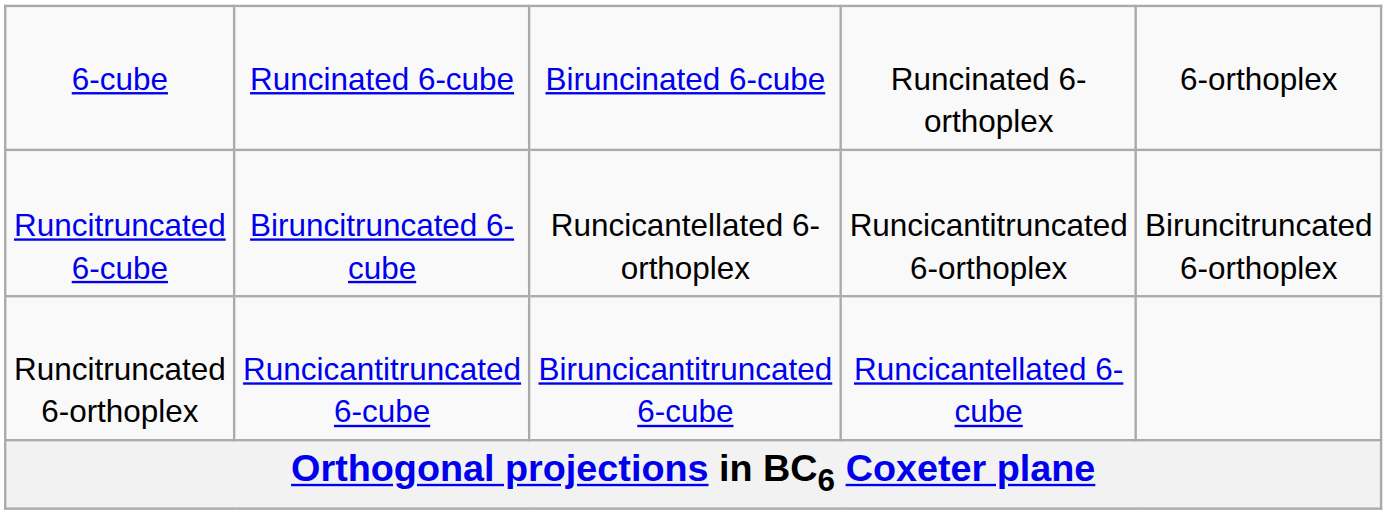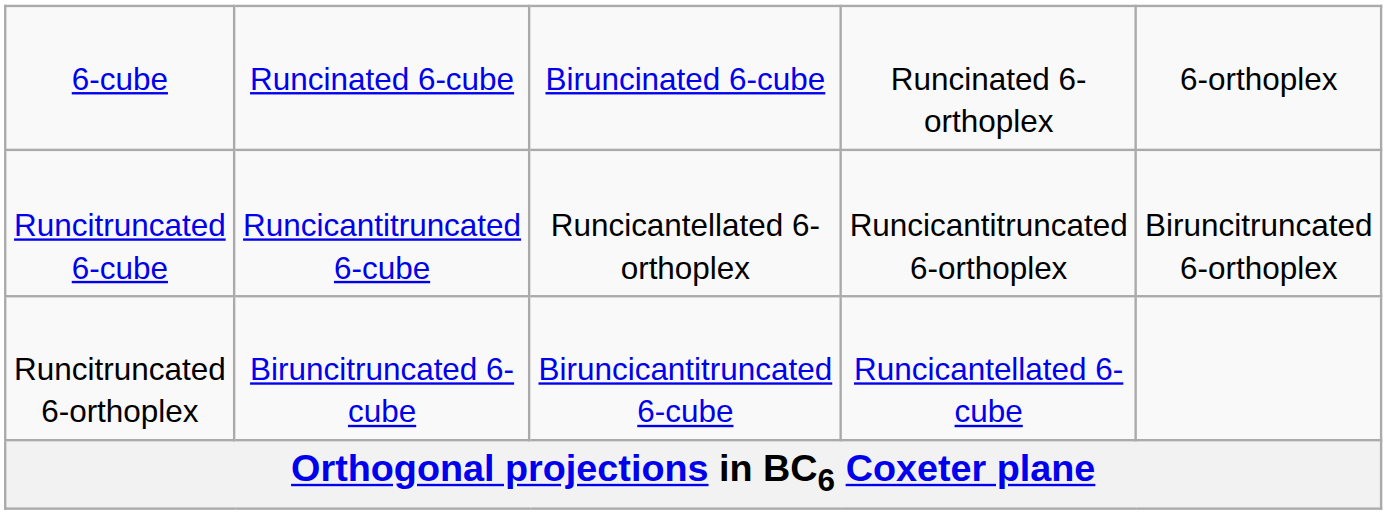(382, 246) Biruncitruncated 6-cube -> (382, 246) Runcicantitruncated 6-cube
(382, 390) Runcicantitruncated 6-cube -> (382, 390) Biruncitruncated 6-cube
